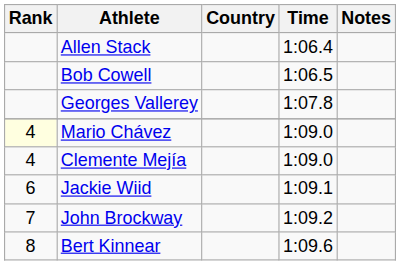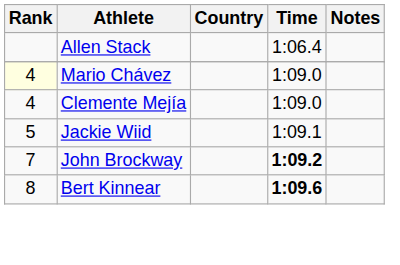- row: (106, 75)
- row: (129, 103)
(31, 189) 6 -> (31, 132) 5
(308, 217) normal -> (297, 160) bold
(308, 246) normal -> (297, 189) bold
